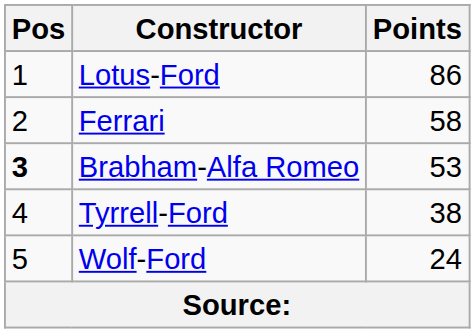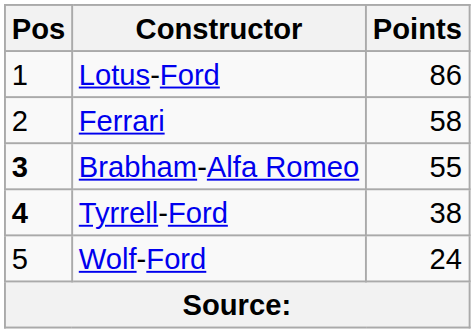(446, 167) 53 -> (446, 167) 55
(20, 213) normal -> (20, 213) bold
